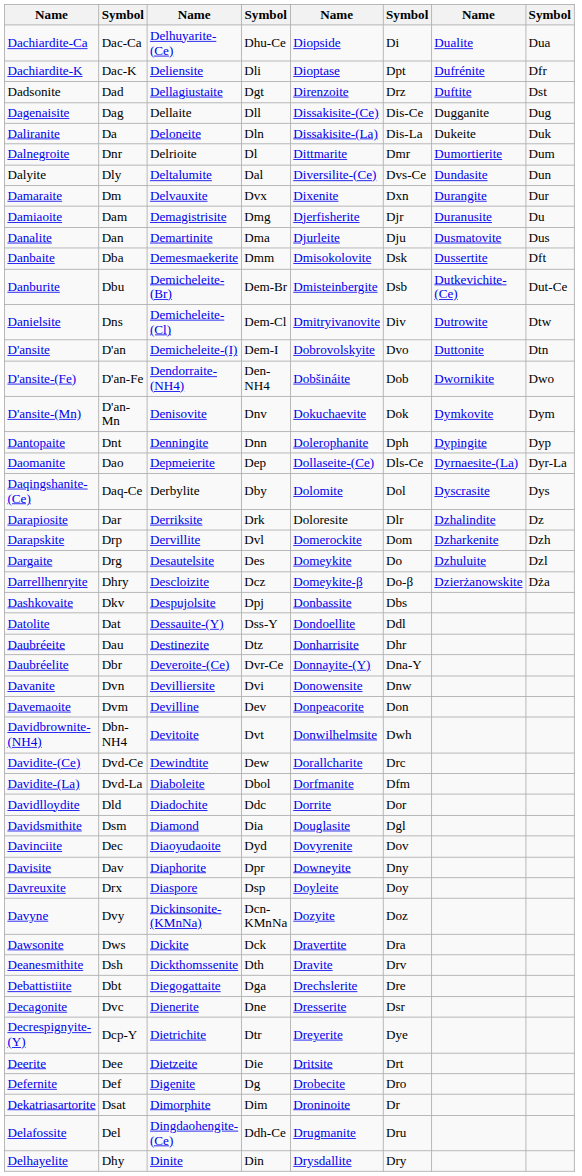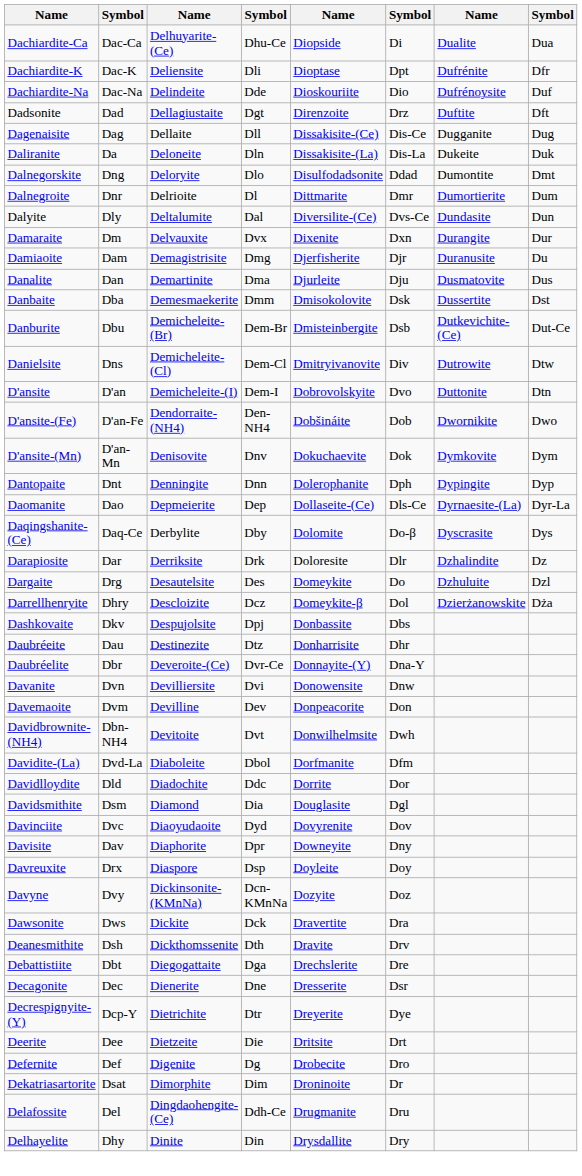+ row: (48, 92)
(538, 92) Dst -> (540, 112) Dft
+ row: (44, 175)
(537, 258) Dft -> (541, 300) Dst
(396, 491) Dol -> (402, 533) Do-β
- row: (36, 540)
(400, 582) Do-β -> (399, 602) Dol
- row: (29, 623)
- row: (44, 763)
(112, 846) Dec -> (113, 825) Dvc
(113, 1006) Dvc -> (112, 986) Dec
